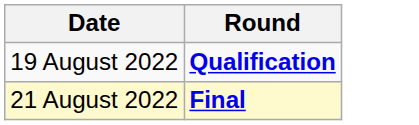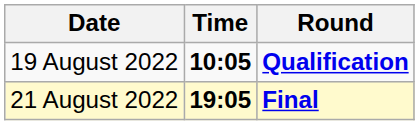+ column: (220, 23)
